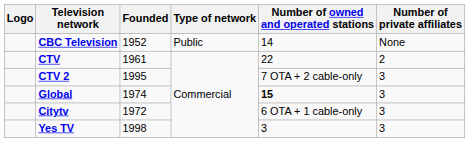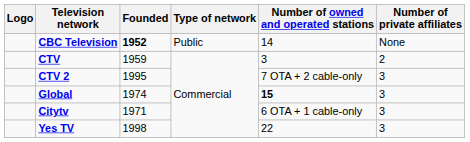(135, 42) normal -> (135, 42) bold
(135, 59) 1961 -> (135, 59) 1959
(267, 59) 22 -> (264, 59) 3
(135, 111) 1972 -> (135, 111) 1971
(264, 128) 3 -> (267, 128) 22
